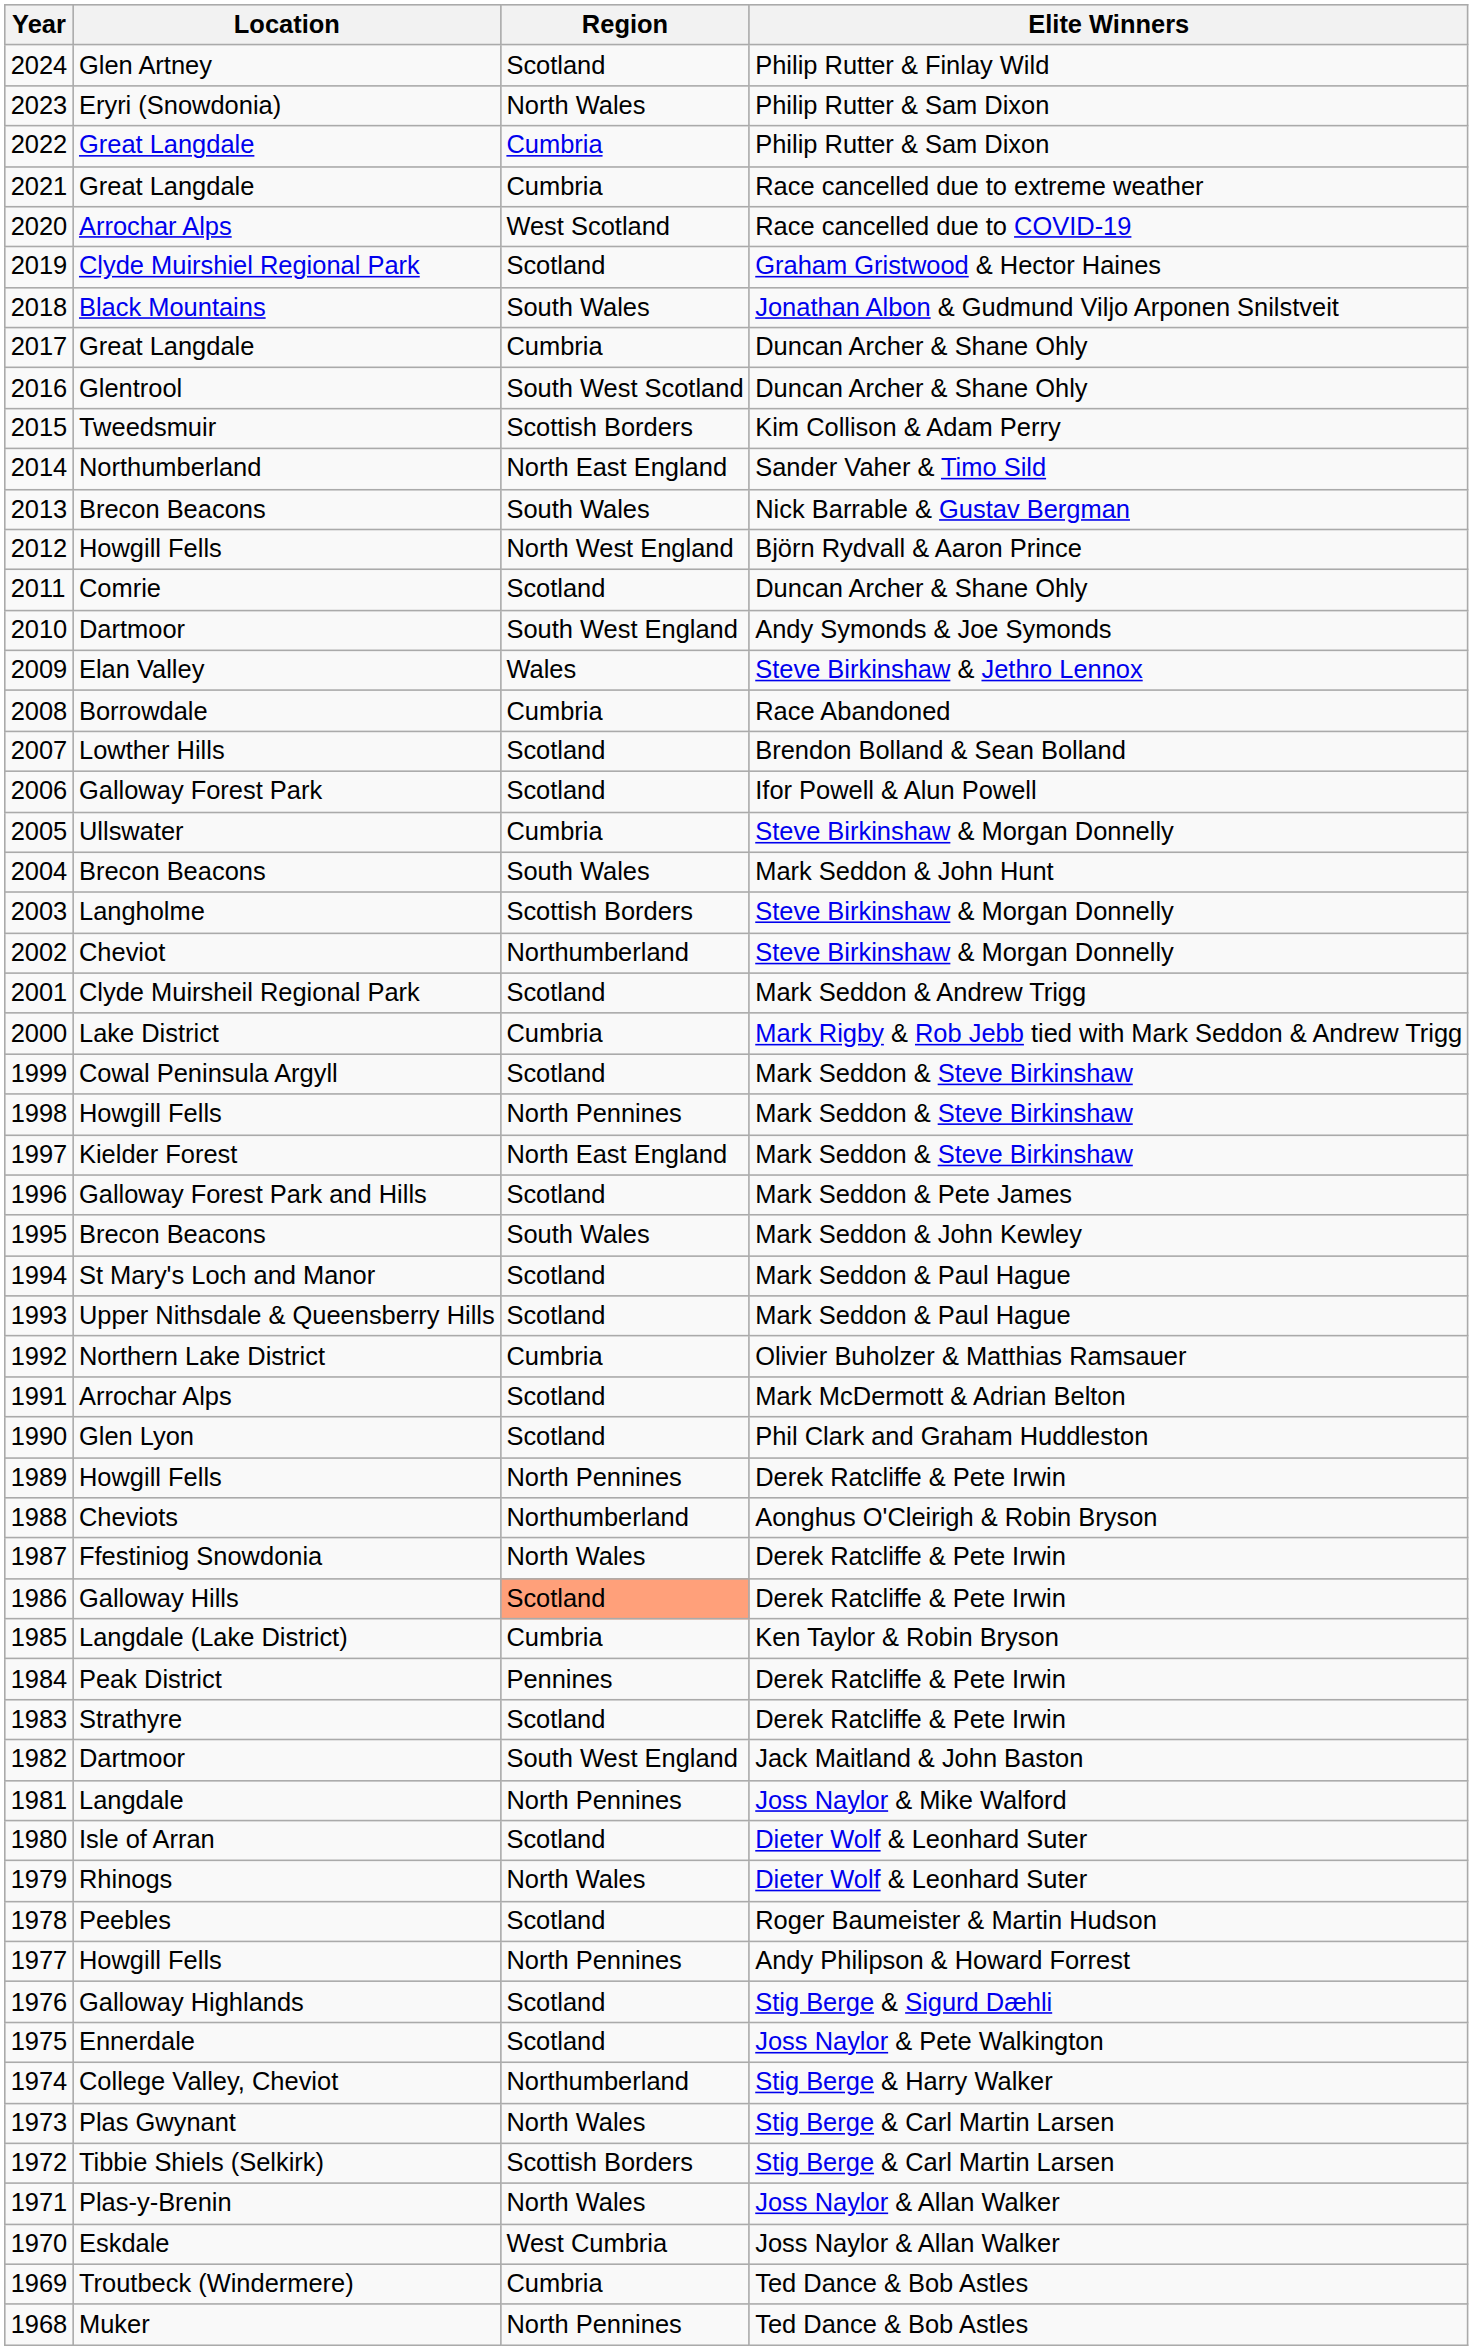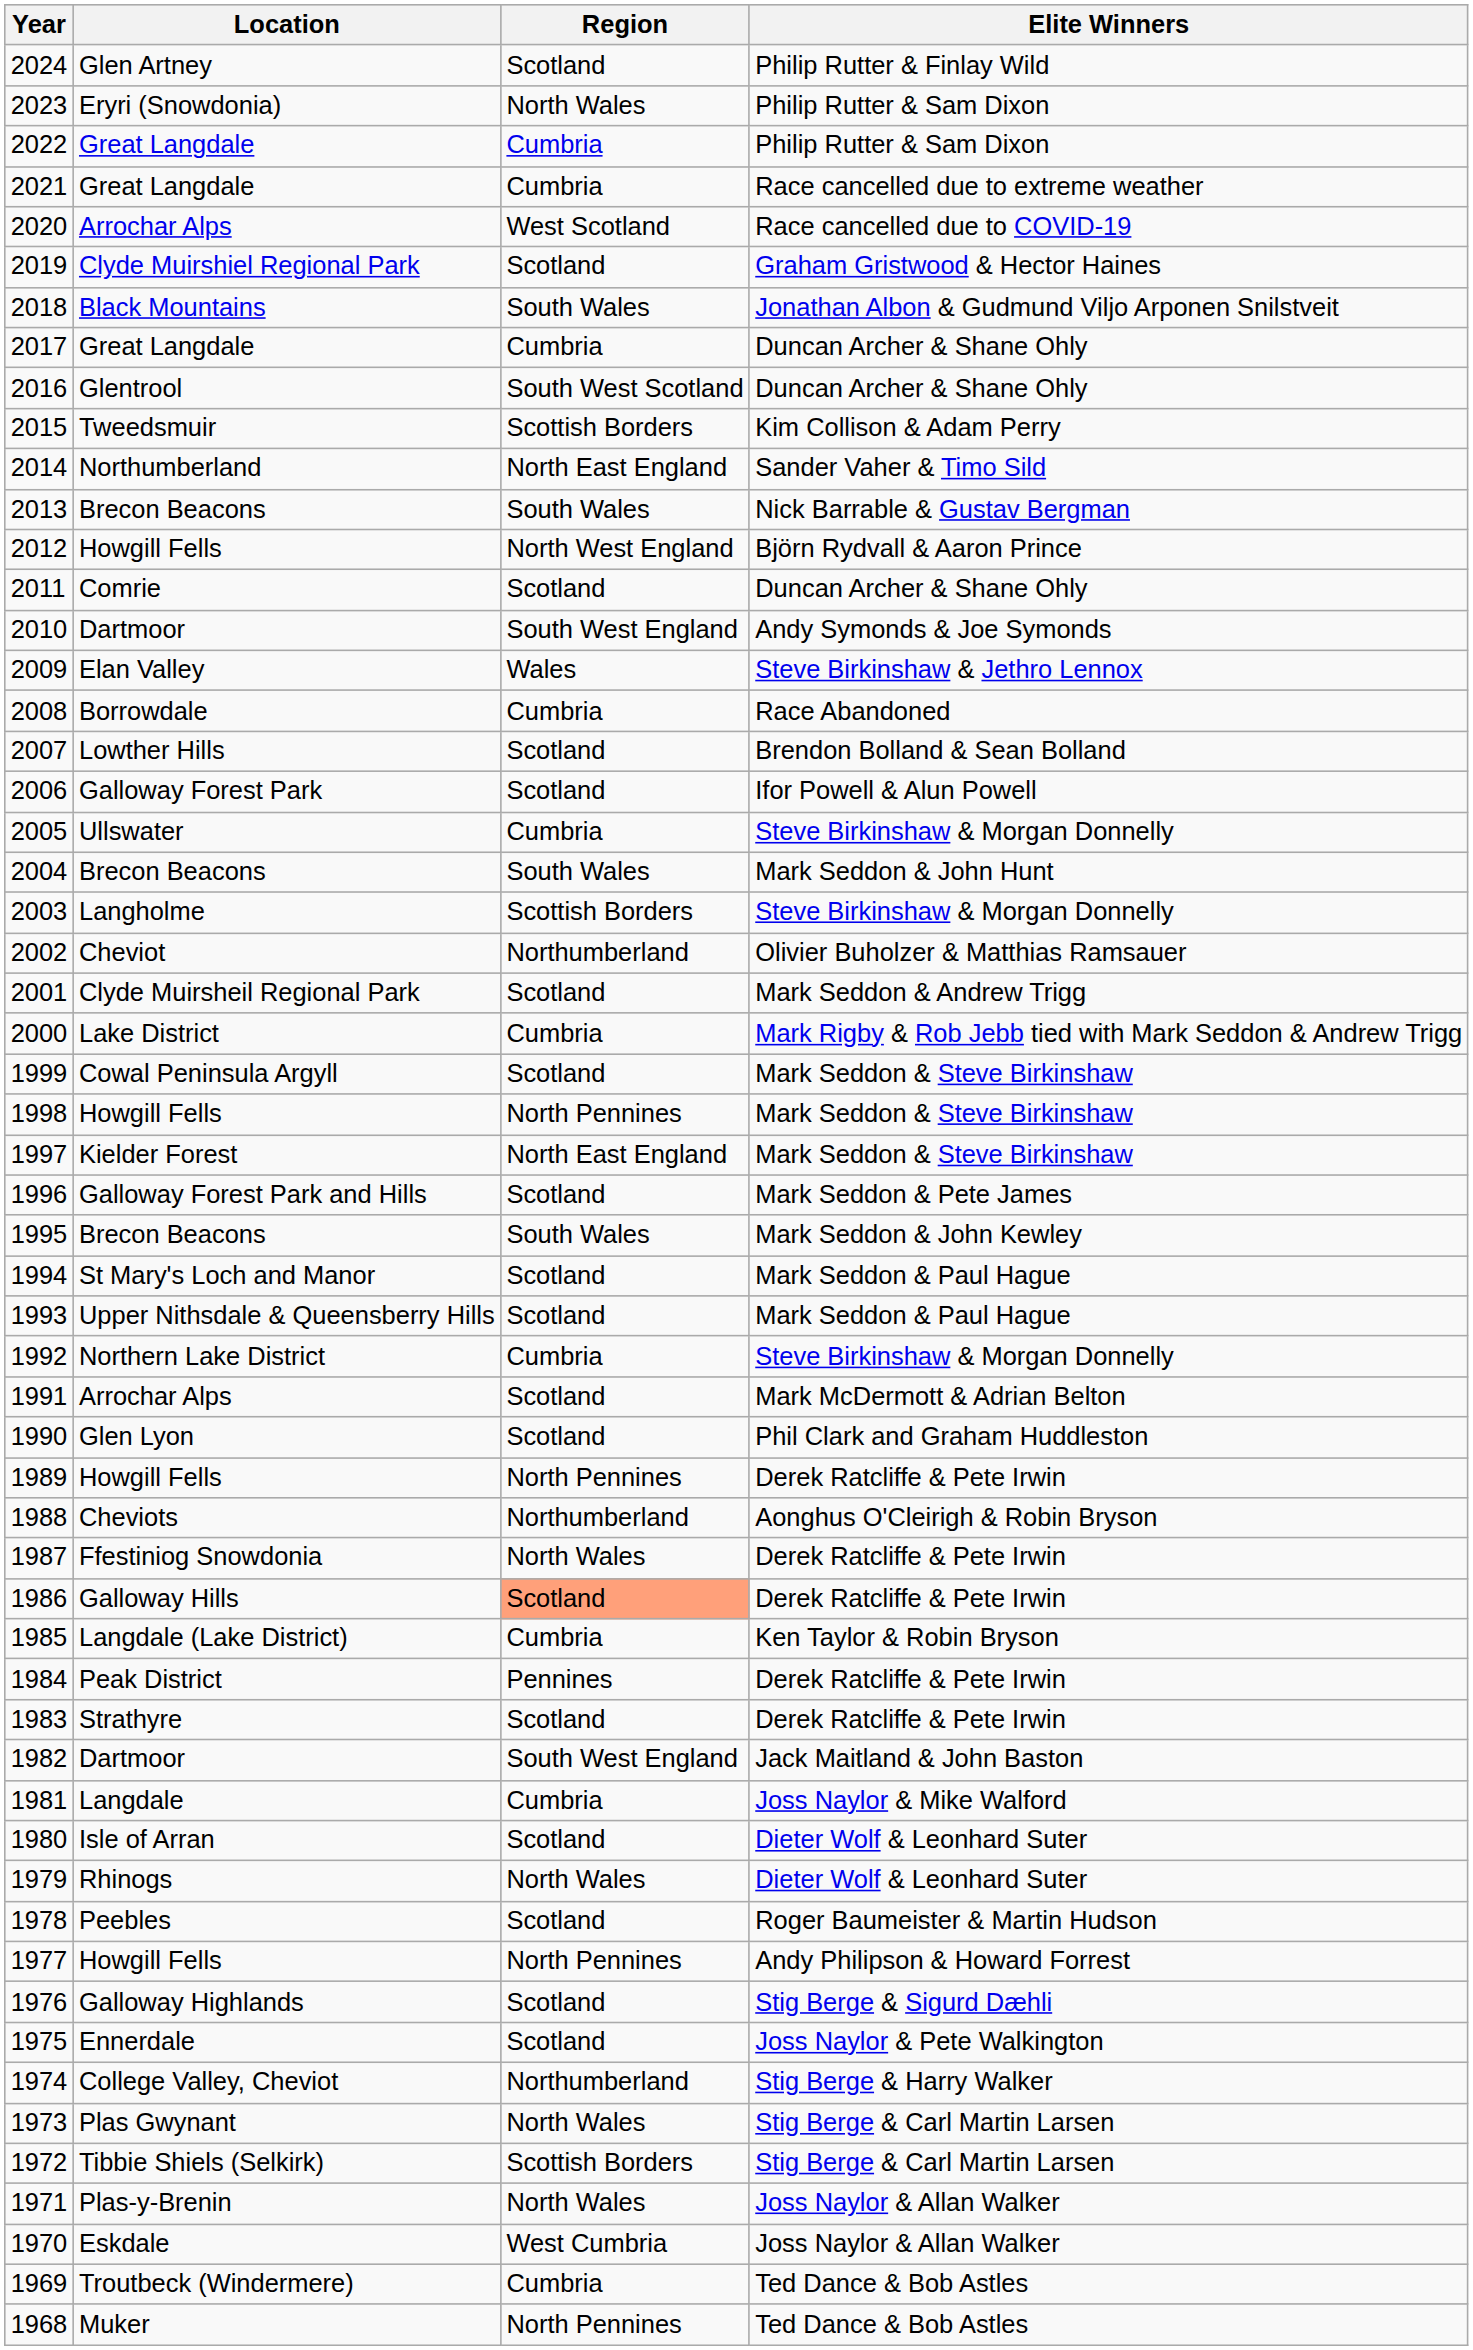(965, 952) Steve Birkinshaw & Morgan Donnelly -> (971, 952) Olivier Buholzer & Matthias Ramsauer
(971, 1356) Olivier Buholzer & Matthias Ramsauer -> (965, 1356) Steve Birkinshaw & Morgan Donnelly
(594, 1799) North Pennines -> (554, 1799) Cumbria
